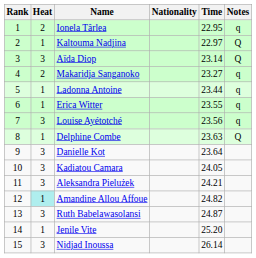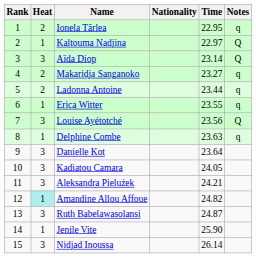(43, 90) 1 -> (43, 90) 2
(238, 121) q -> (238, 121) Q
(238, 136) Q -> (238, 136) q
(212, 229) 25.20 -> (212, 229) 25.90
